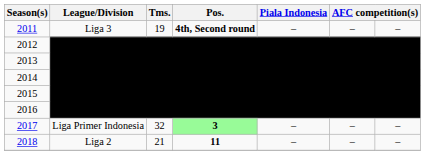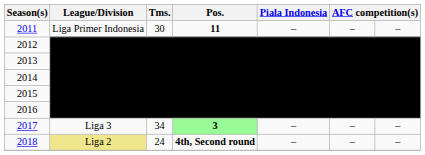(98, 28) Liga 3 -> (98, 28) Liga Primer Indonesia
(160, 28) 19 -> (160, 28) 30
(215, 28) 4th, Second round -> (215, 28) 11
(98, 126) Liga Primer Indonesia -> (98, 126) Liga 3
(160, 126) 32 -> (160, 126) 34
(98, 142) no background -> (98, 142) khaki background
(160, 142) 21 -> (160, 142) 24
(215, 142) 11 -> (215, 142) 4th, Second round
